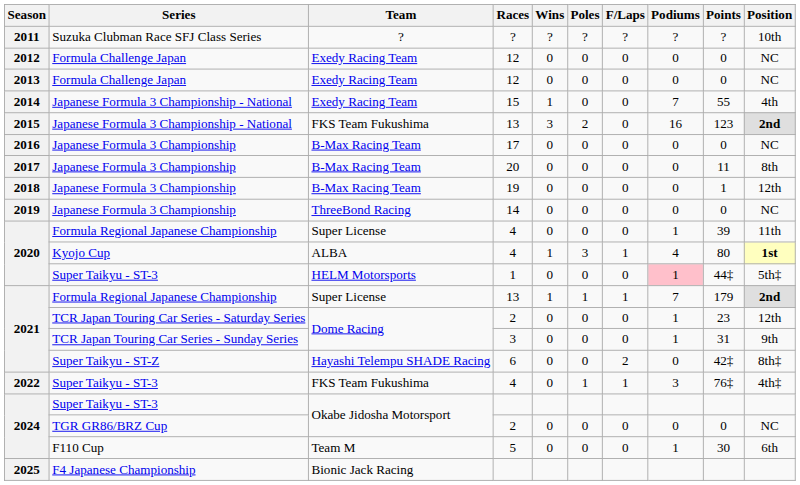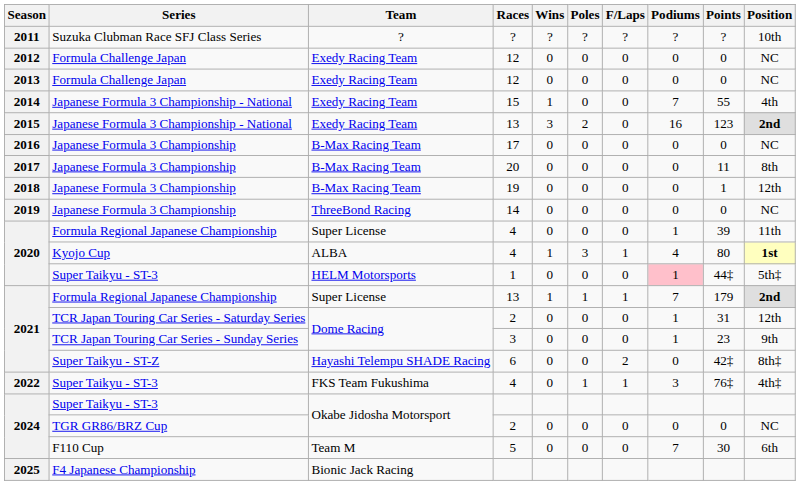(370, 123) FKS Team Fukushima -> (364, 123) Exedy Racing Team
(723, 318) 23 -> (723, 318) 31
(723, 339) 31 -> (723, 339) 23
(675, 447) 1 -> (675, 447) 7
